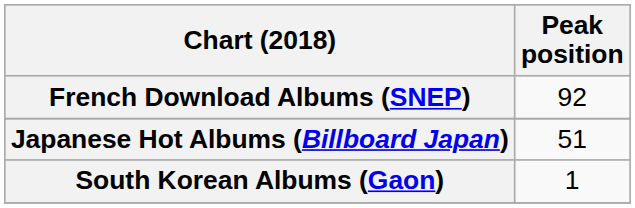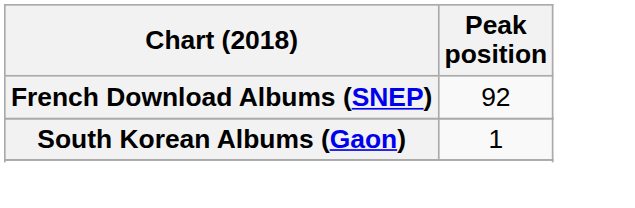- row: (260, 138)
